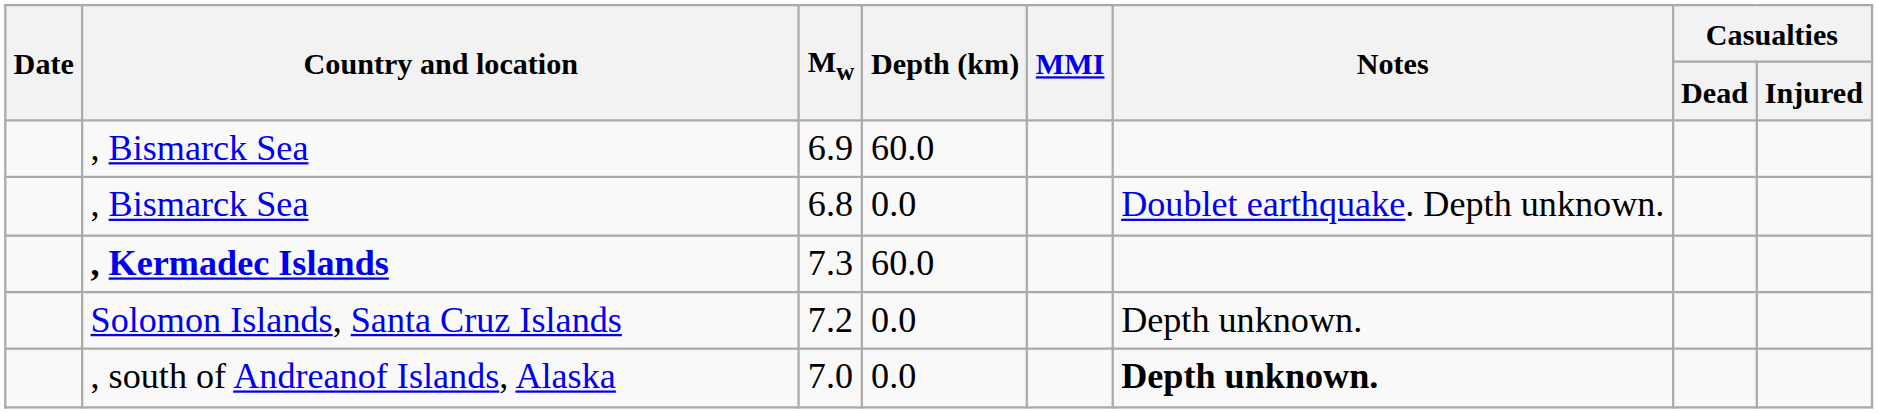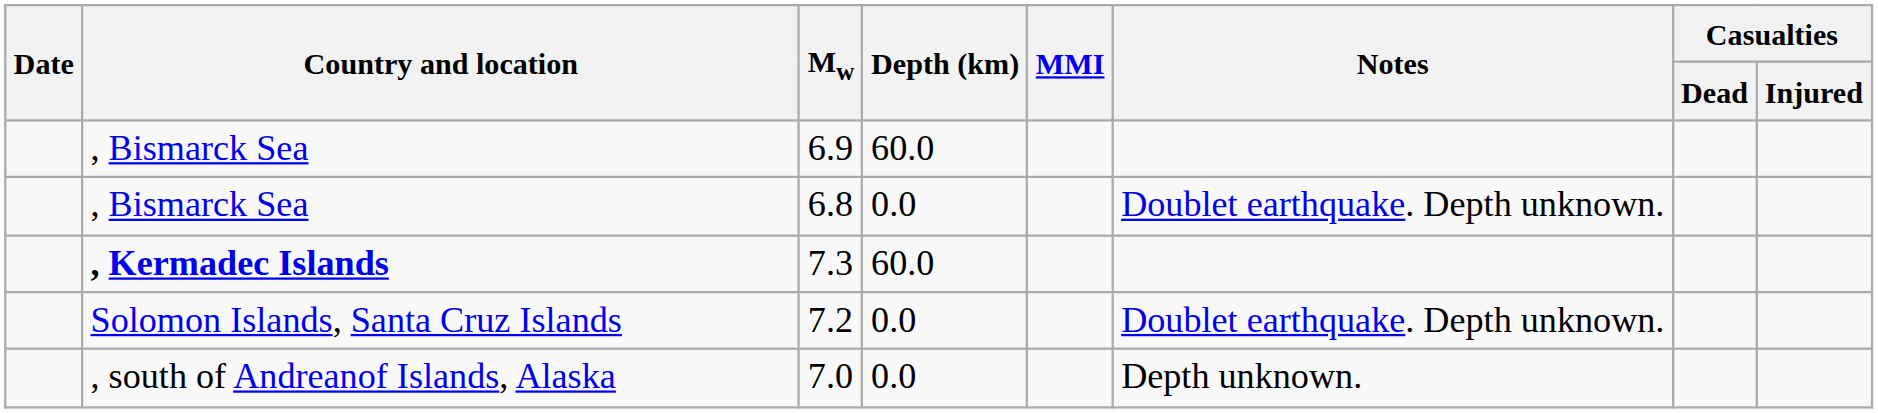(1242, 319) Depth unknown. -> (1393, 319) Doublet earthquake. Depth unknown.
(1250, 377) bold -> (1242, 377) normal
